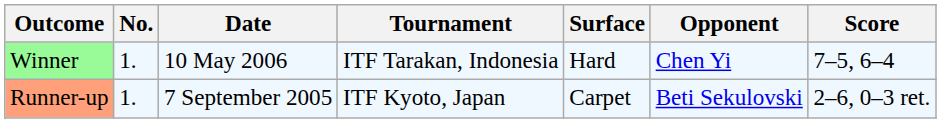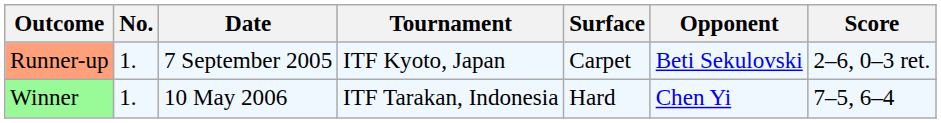rows swapped: (59, 97) <-> (44, 60)
